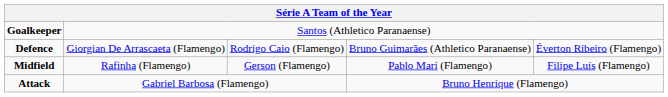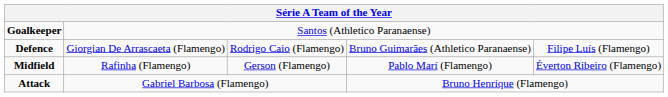(599, 48) Éverton Ribeiro (Flamengo) -> (599, 48) Filipe Luís (Flamengo)
(599, 65) Filipe Luís (Flamengo) -> (599, 65) Éverton Ribeiro (Flamengo)
